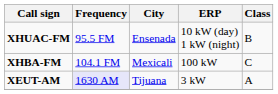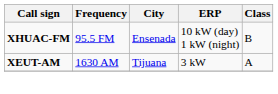- row: (34, 62)
(97, 80) lavender background -> (97, 62) no background
